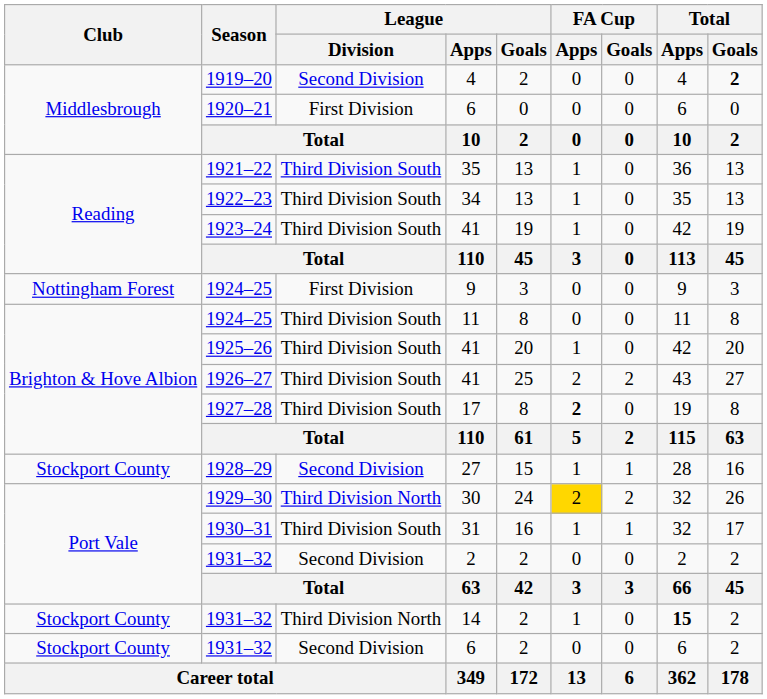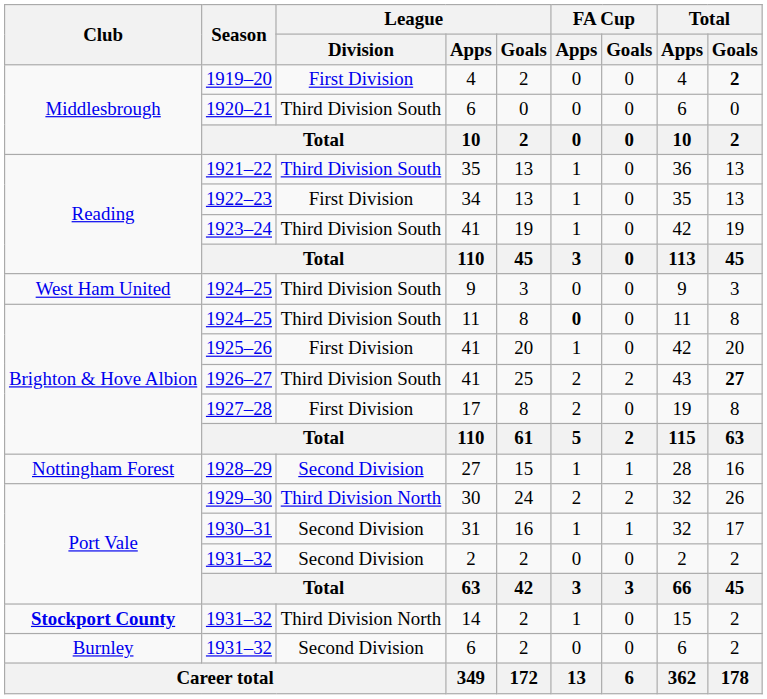(361, 79) Second Division -> (361, 79) First Division
(361, 109) First Division -> (361, 109) Third Division South
(361, 199) Third Division South -> (361, 199) First Division
(103, 288) Nottingham Forest -> (103, 288) West Ham United
(361, 288) First Division -> (361, 288) Third Division South
(576, 318) normal -> (576, 318) bold
(361, 348) Third Division South -> (361, 348) First Division
(735, 378) normal -> (735, 378) bold
(361, 408) Third Division South -> (361, 408) First Division
(576, 408) bold -> (576, 408) normal
(103, 468) Stockport County -> (103, 468) Nottingham Forest
(576, 498) gold background -> (576, 498) no background
(361, 528) Third Division South -> (361, 528) Second Division
(103, 618) normal -> (103, 618) bold
(682, 618) bold -> (682, 618) normal
(103, 648) Stockport County -> (103, 648) Burnley
